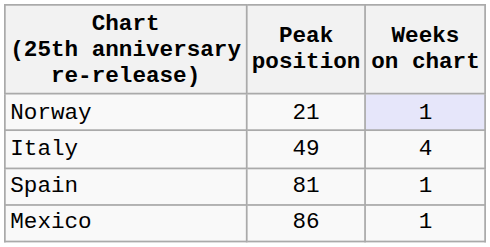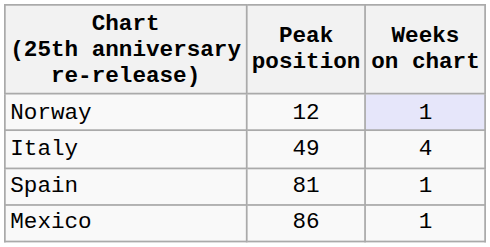(306, 112) 21 -> (306, 112) 12
